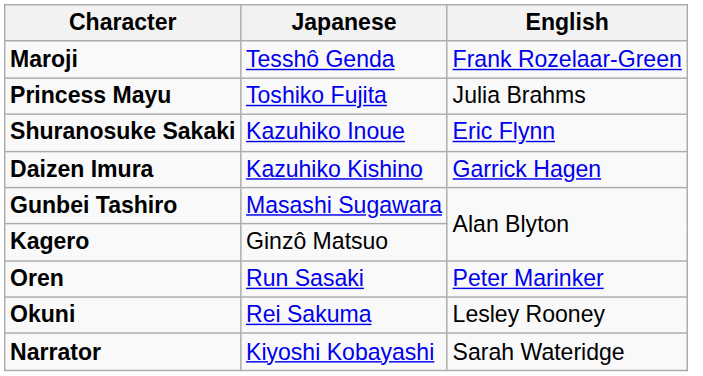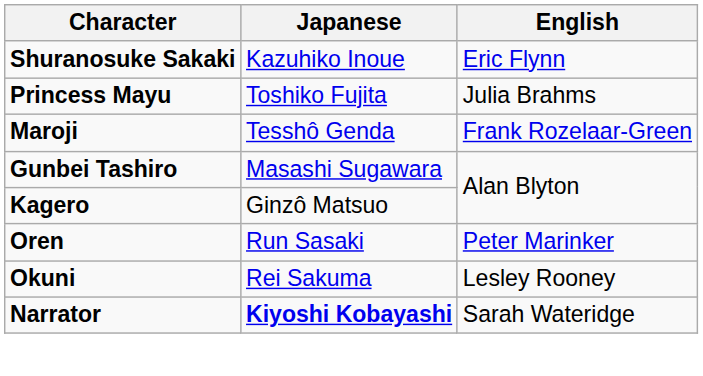rows swapped: (123, 132) <-> (44, 59)
- row: (82, 168)
(340, 351) normal -> (349, 315) bold
